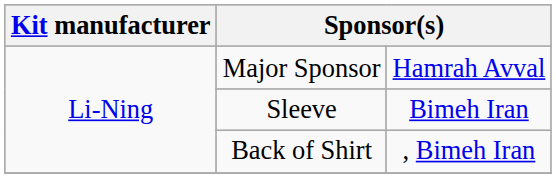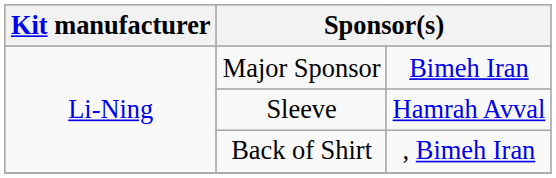(469, 67) Hamrah Avval -> (469, 67) Bimeh Iran
(469, 109) Bimeh Iran -> (469, 109) Hamrah Avval
